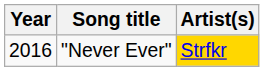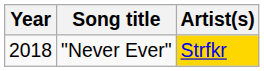(31, 50) 2016 -> (31, 50) 2018
